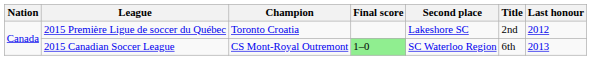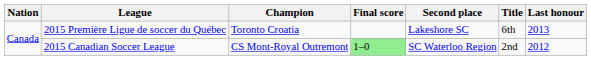(510, 30) 2nd -> (508, 30) 6th
(538, 30) 2012 -> (538, 30) 2013
(508, 47) 6th -> (510, 47) 2nd
(538, 47) 2013 -> (538, 47) 2012
